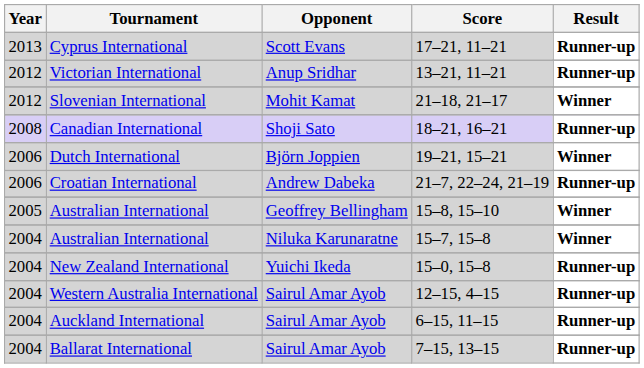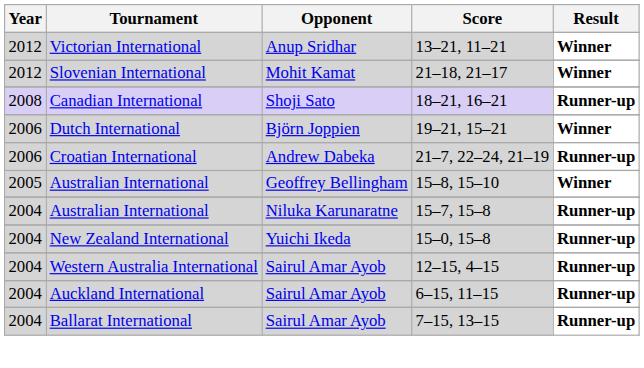- row: (119, 46)
(596, 73) Runner-up -> (584, 46) Winner
(584, 239) Winner -> (596, 211) Runner-up
